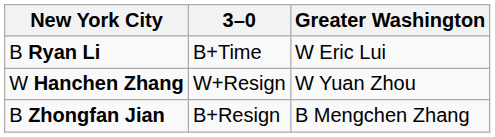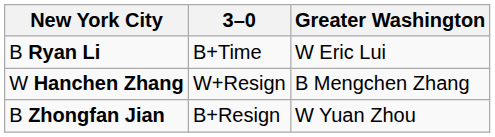(355, 83) W Yuan Zhou -> (382, 83) B Mengchen Zhang
(382, 115) B Mengchen Zhang -> (355, 115) W Yuan Zhou
